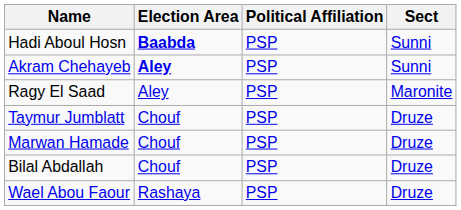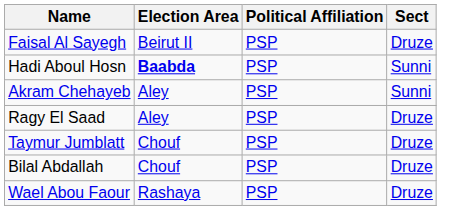+ row: (67, 42)
(155, 67) bold -> (153, 92) normal
(421, 92) Maronite -> (412, 117) Druze
- row: (68, 142)
